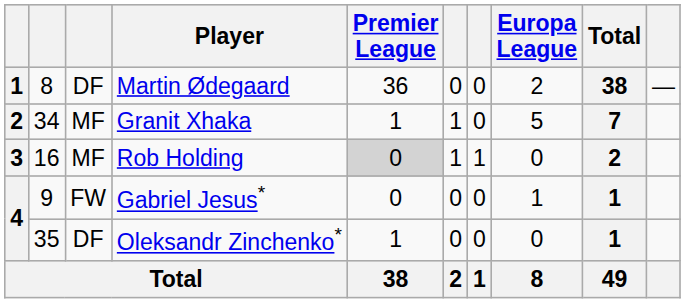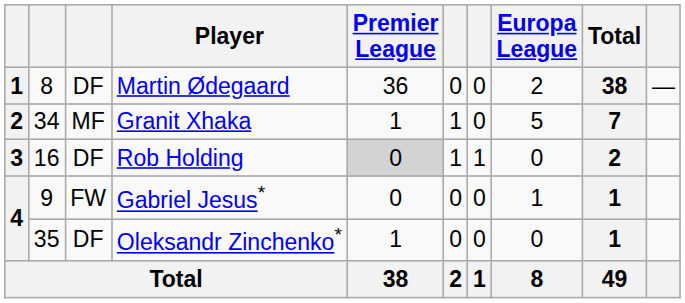(88, 158) MF -> (88, 158) DF
